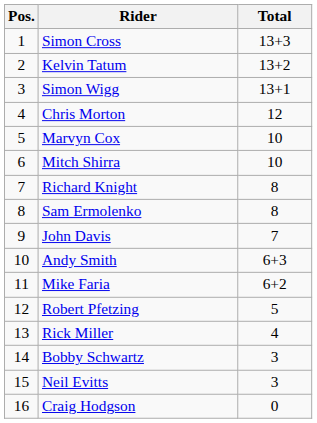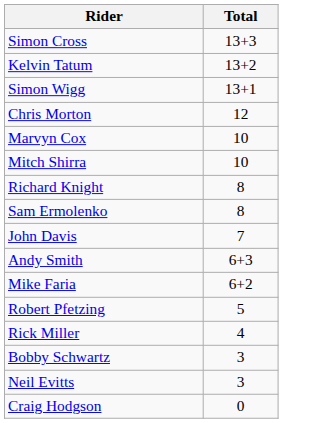- column: (21, 16)
